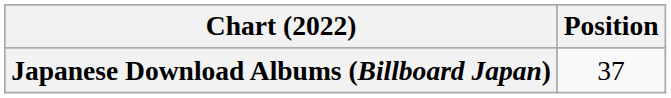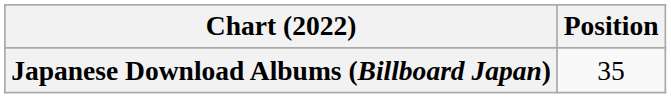(611, 69) 37 -> (611, 69) 35
